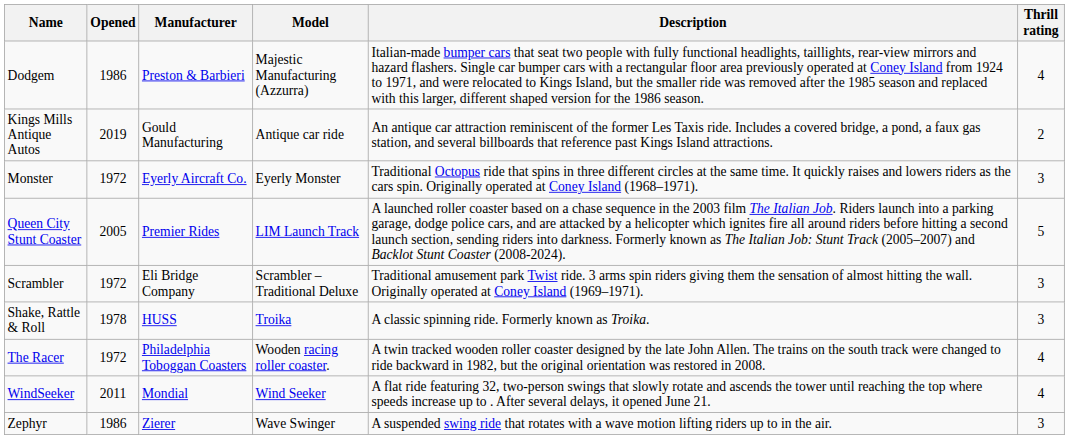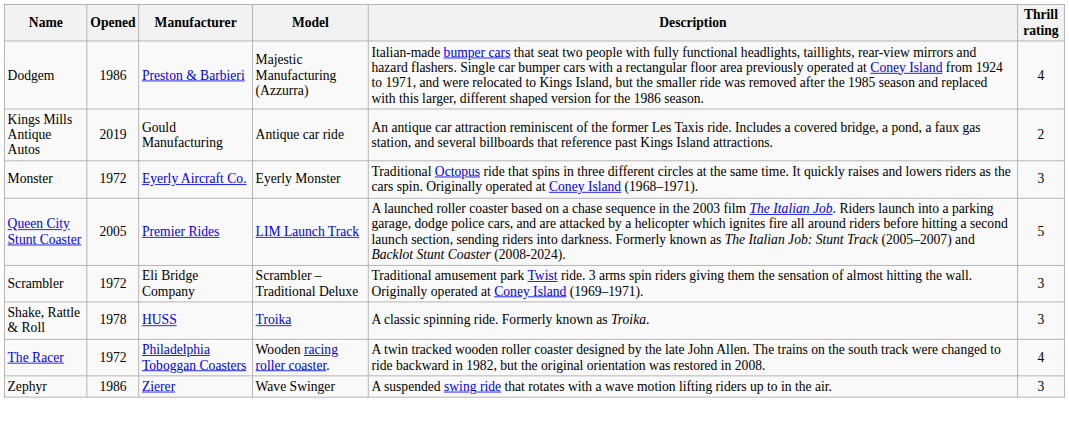- row: (41, 394)
